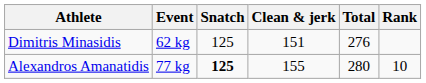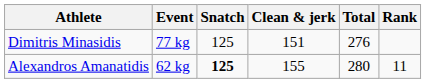(173, 41) 62 kg -> (173, 41) 77 kg
(173, 66) 77 kg -> (173, 66) 62 kg
(400, 66) 10 -> (400, 66) 11
